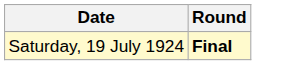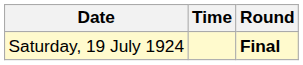+ column: (212, 18)
